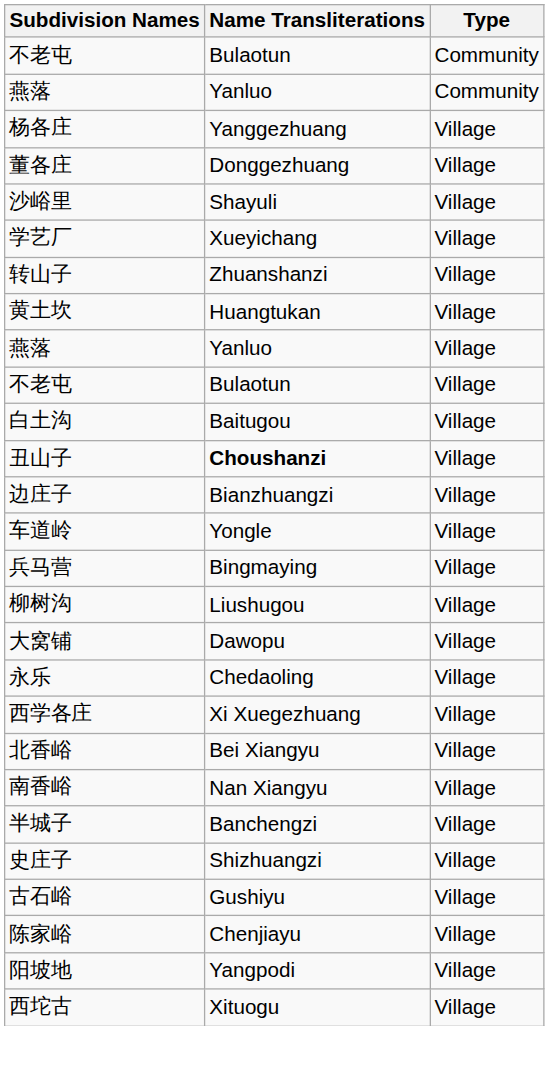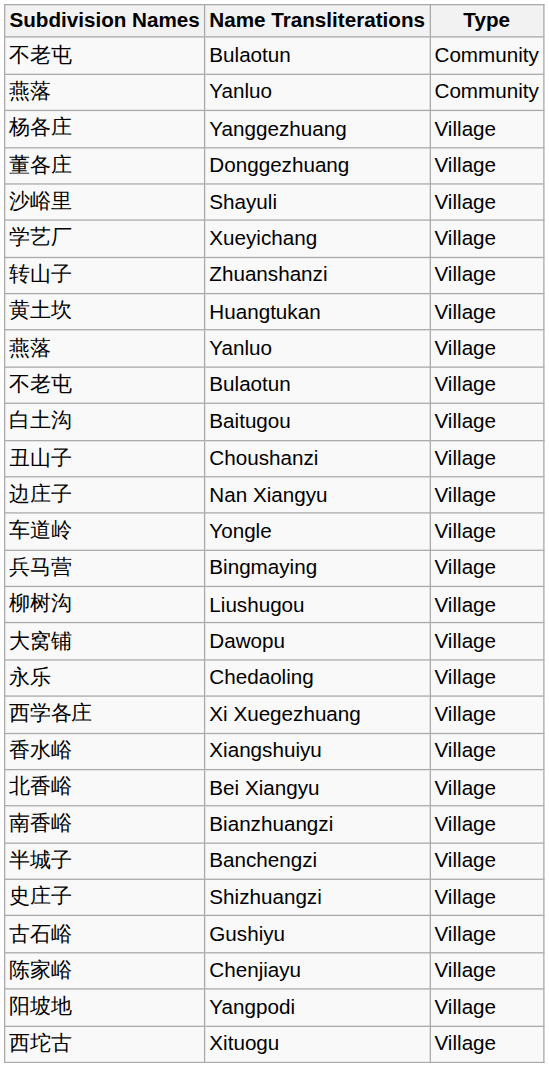(268, 458) bold -> (264, 458) normal
(271, 494) Bianzhuangzi -> (268, 494) Nan Xiangyu
+ row: (40, 750)
(268, 787) Nan Xiangyu -> (271, 824) Bianzhuangzi
